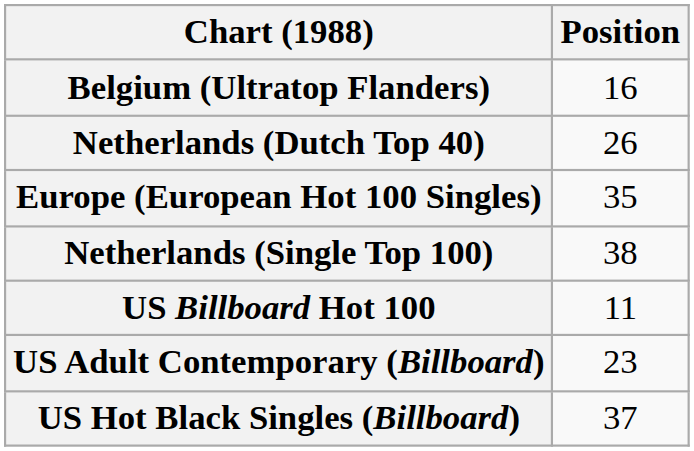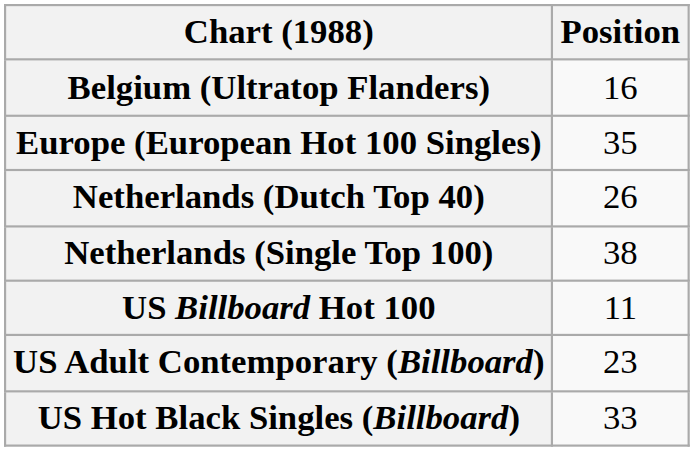rows swapped: (279, 197) <-> (279, 142)
(620, 417) 37 -> (620, 417) 33
